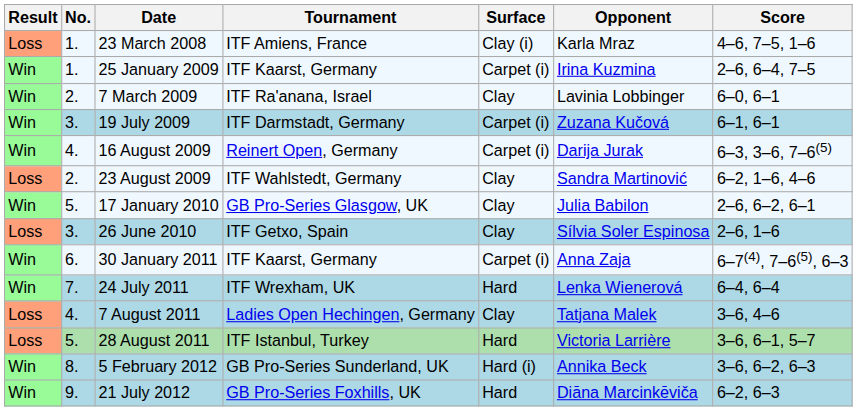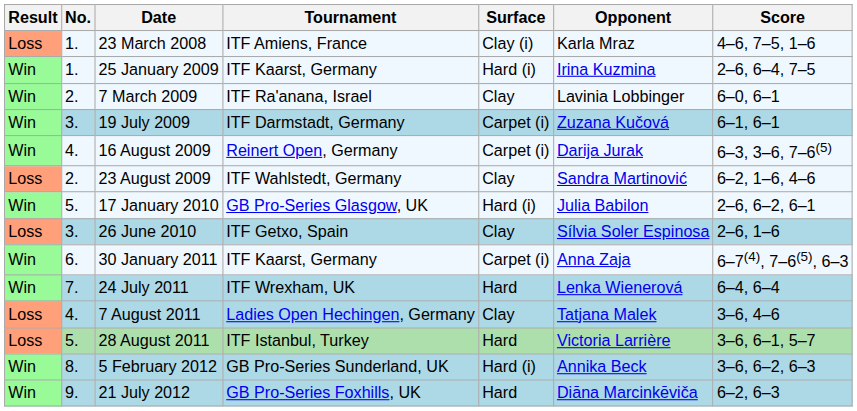(516, 69) Carpet (i) -> (509, 69) Hard (i)
(498, 204) Clay -> (509, 204) Hard (i)
